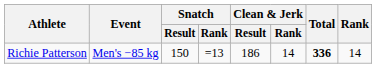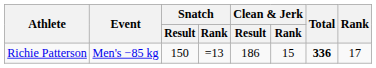(288, 53) 14 -> (288, 53) 15
(355, 53) 14 -> (355, 53) 17
